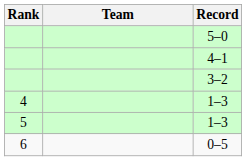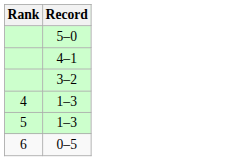- column: (118, 15)
